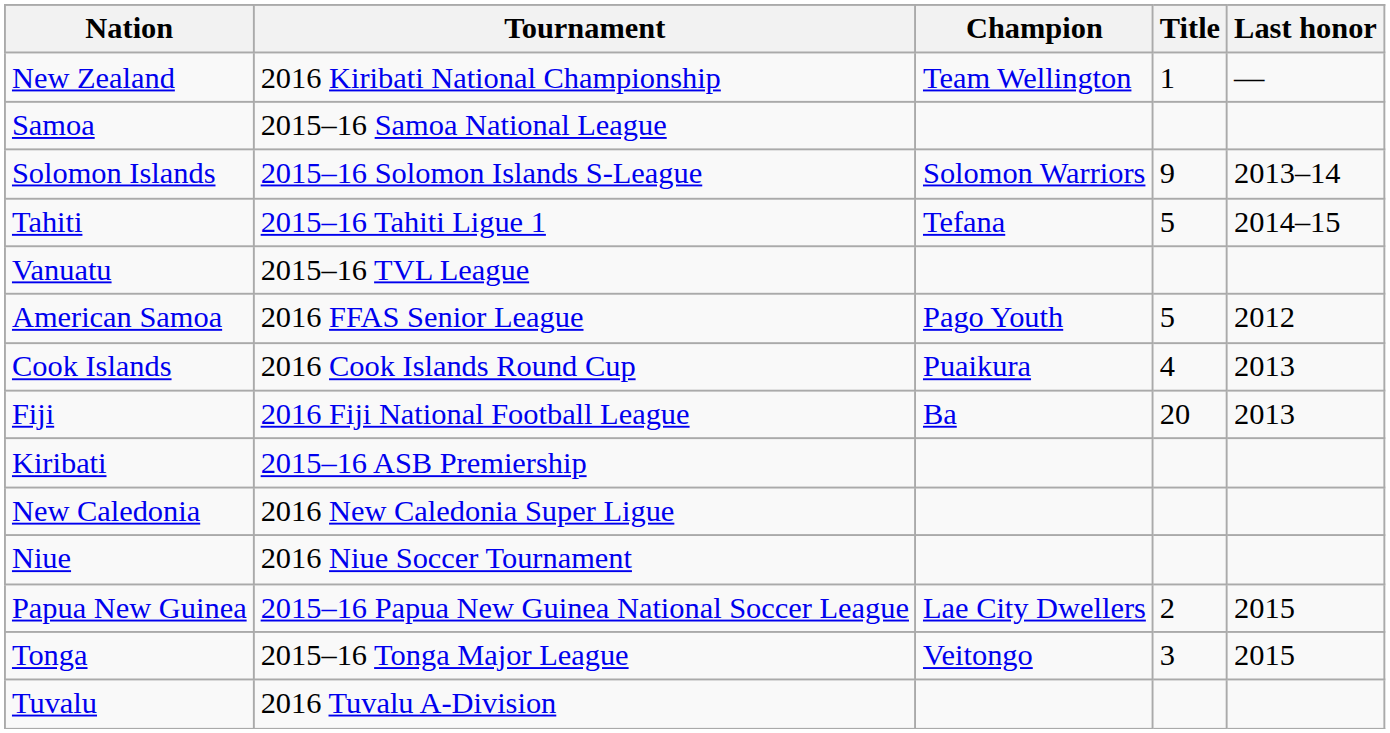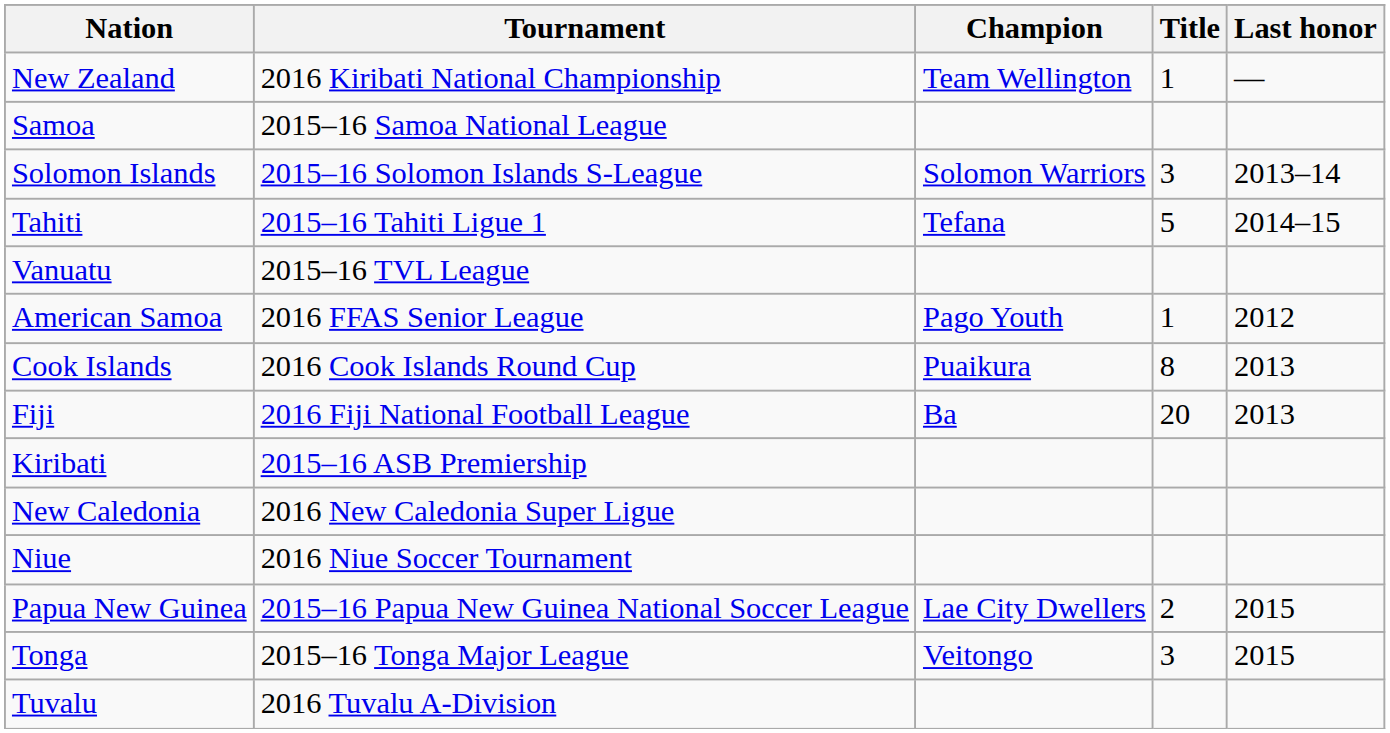(1167, 173) 9 -> (1167, 173) 3
(1167, 317) 5 -> (1167, 317) 1
(1167, 366) 4 -> (1167, 366) 8
